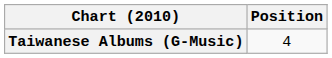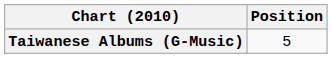(287, 41) 4 -> (287, 41) 5
